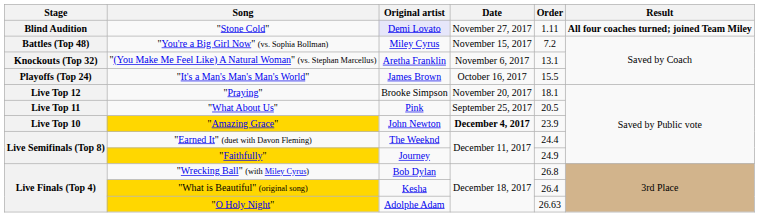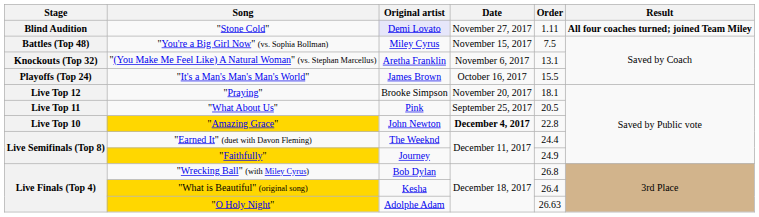(550, 44) 7.2 -> (550, 44) 7.5
(550, 124) 23.9 -> (550, 124) 22.8
